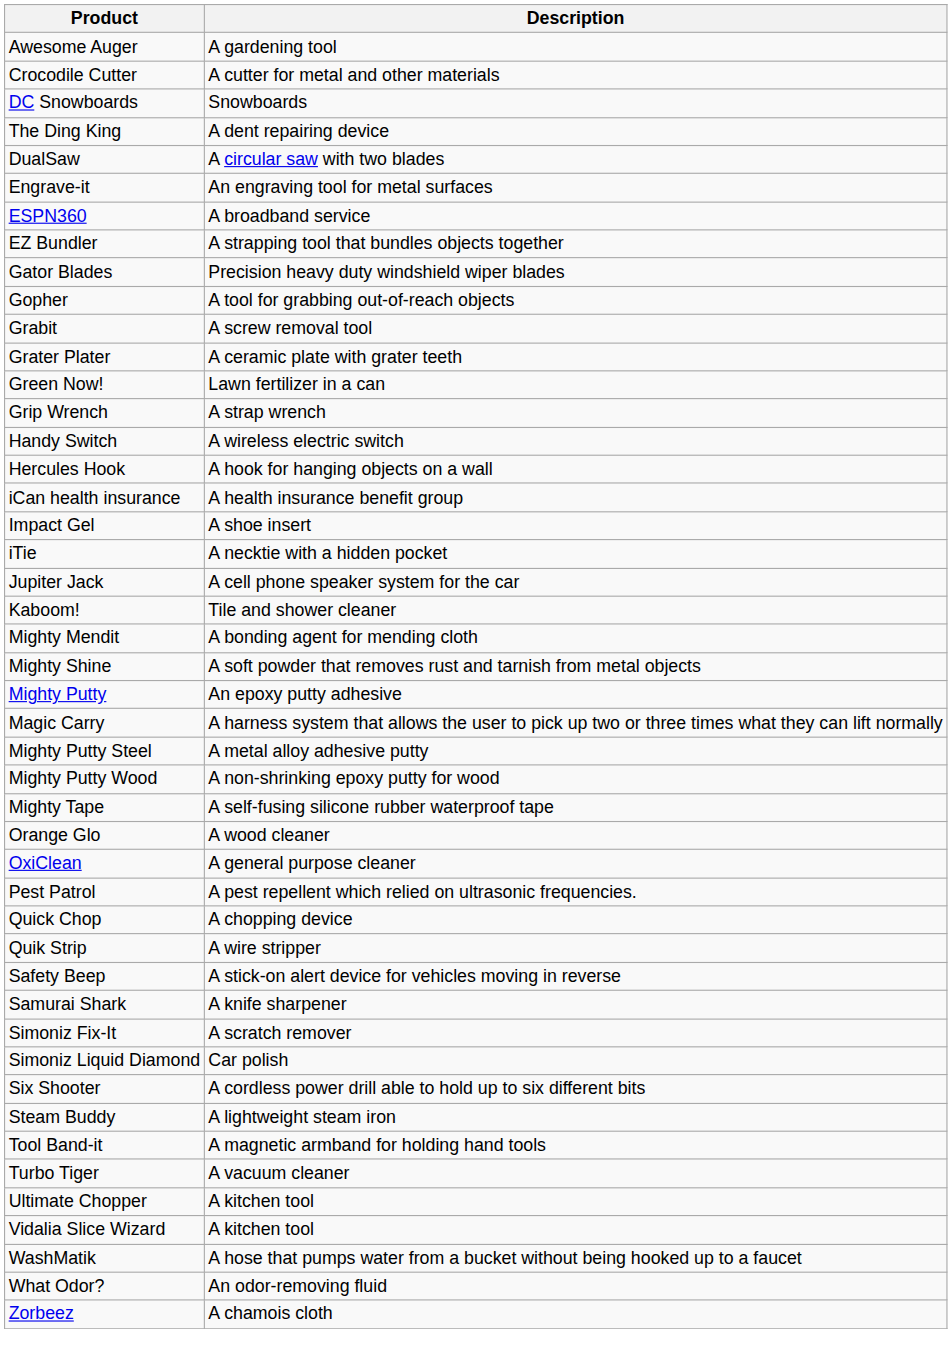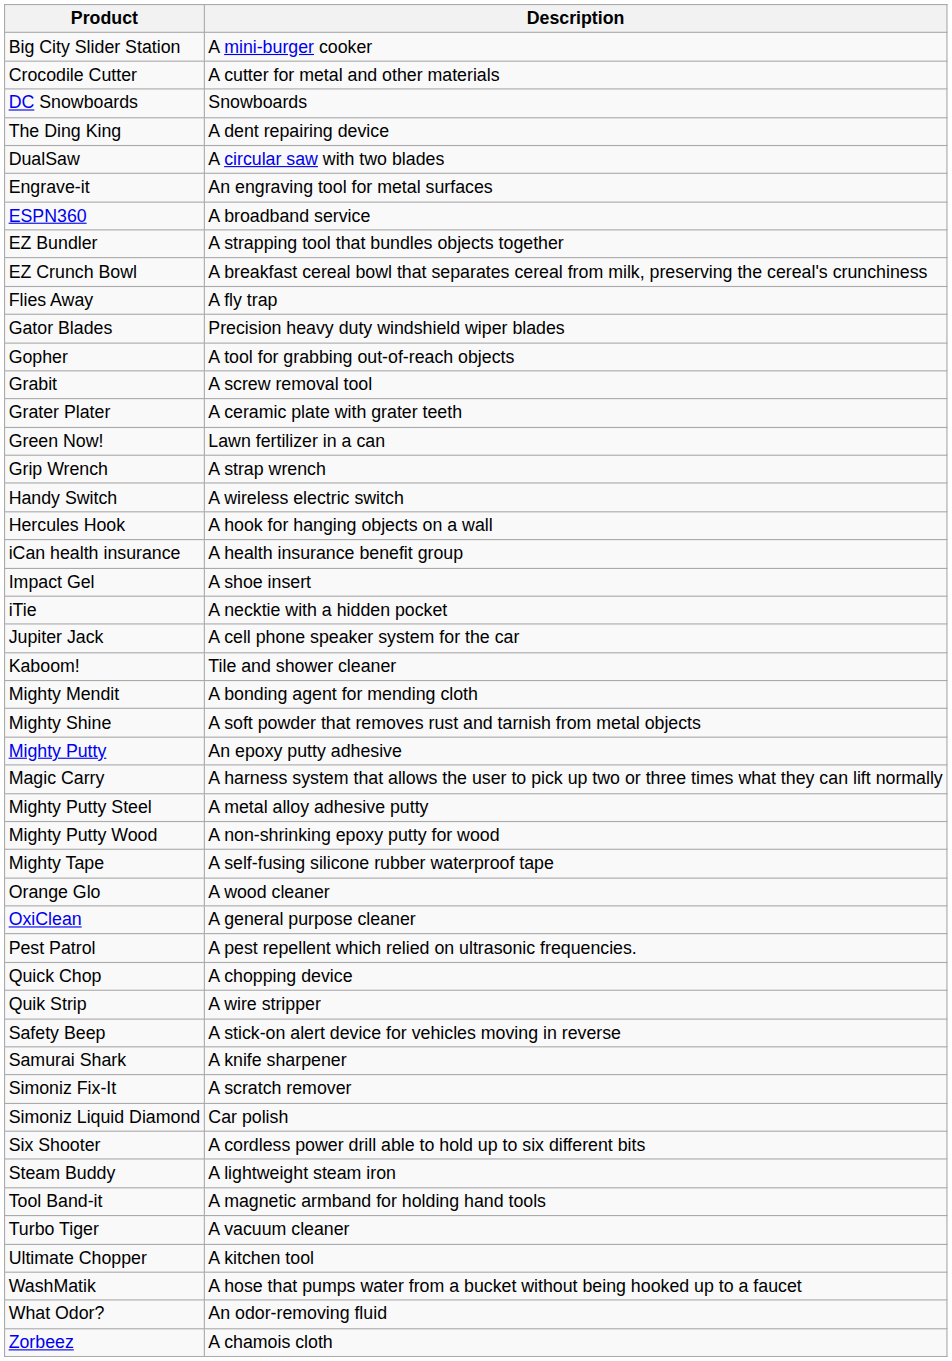- row: (73, 46)
+ row: (95, 46)
+ row: (73, 272)
+ row: (51, 300)
- row: (87, 1229)
